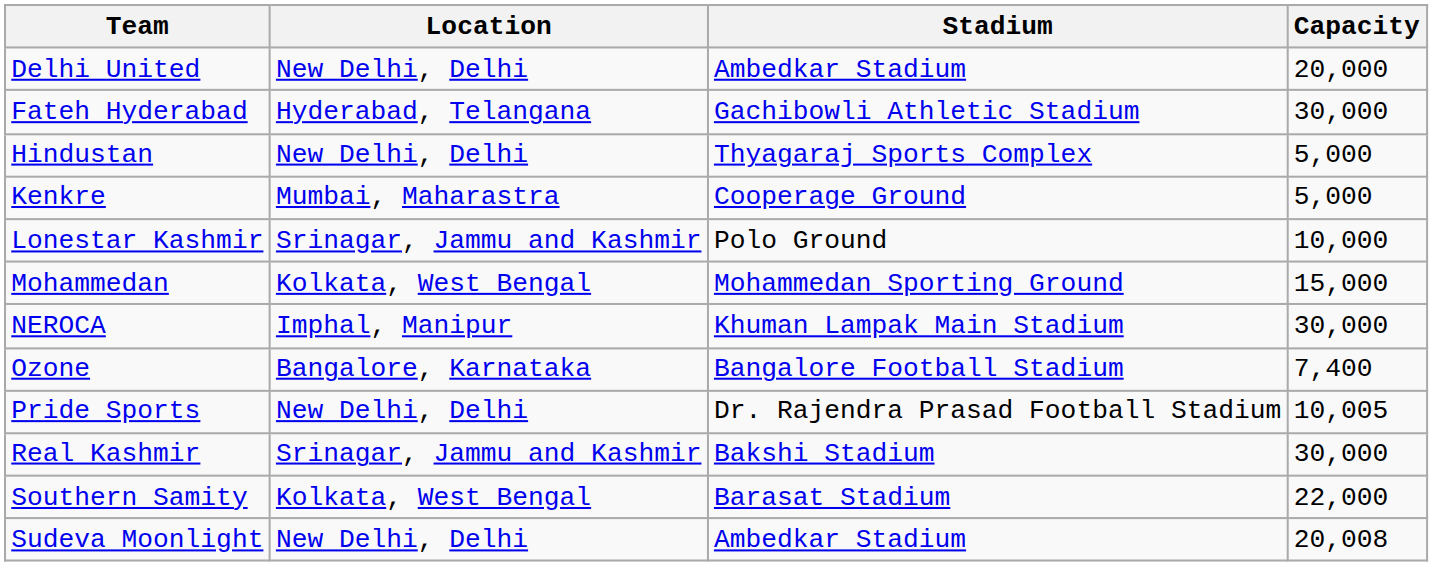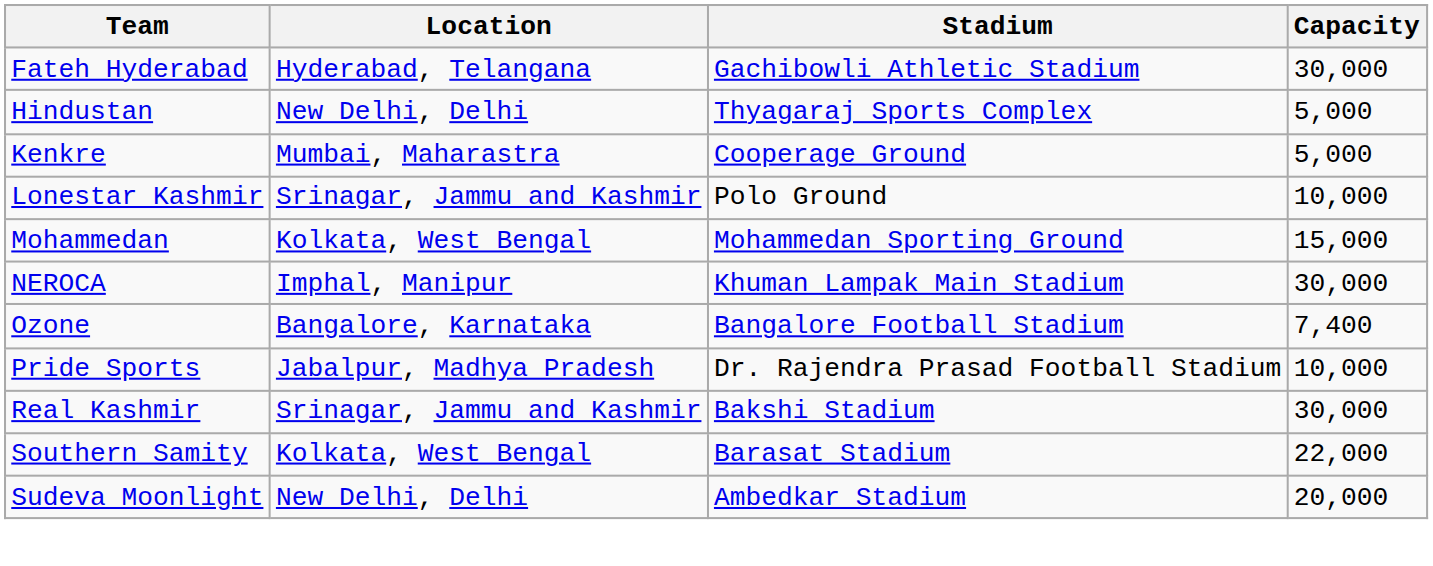- row: (106, 69)
(402, 412) New Delhi, Delhi -> (465, 369) Jabalpur, Madhya Pradesh
(1341, 412) 10,005 -> (1341, 369) 10,000
(1341, 540) 20,008 -> (1341, 497) 20,000
